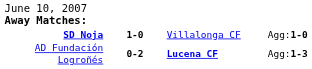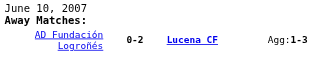- row: (83, 34)
